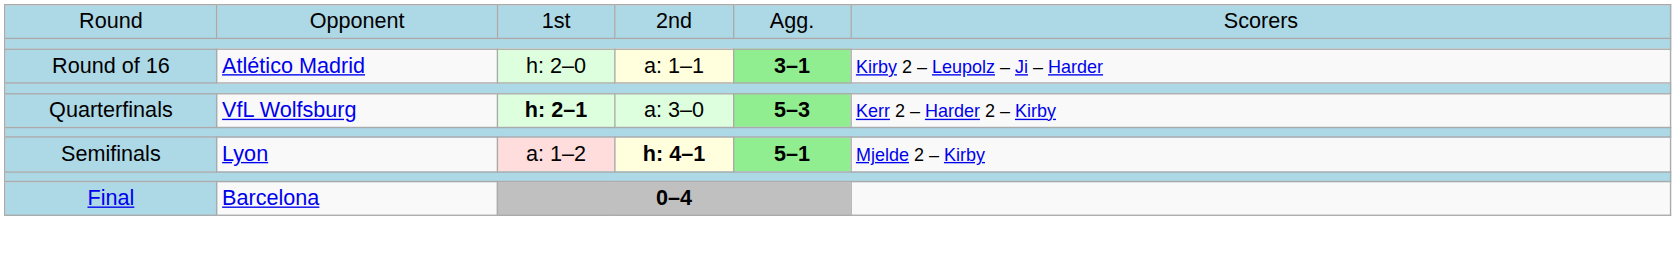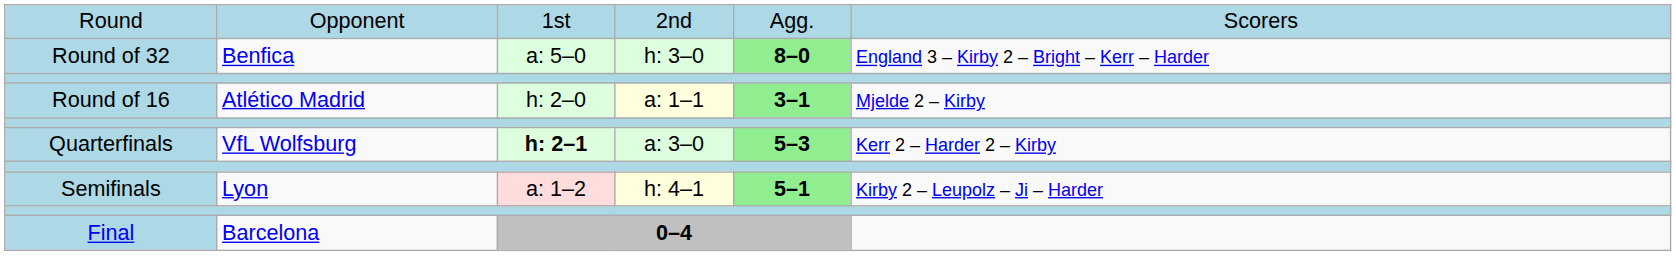+ row: (111, 55)
(980, 67) Kirby 2 – Leupolz – Ji – Harder -> (920, 101) Mjelde 2 – Kirby
(674, 154) bold -> (674, 188) normal
(920, 155) Mjelde 2 – Kirby -> (980, 189) Kirby 2 – Leupolz – Ji – Harder
